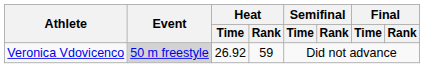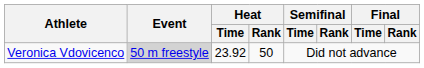(230, 53) 26.92 -> (230, 53) 23.92
(266, 53) 59 -> (266, 53) 50
